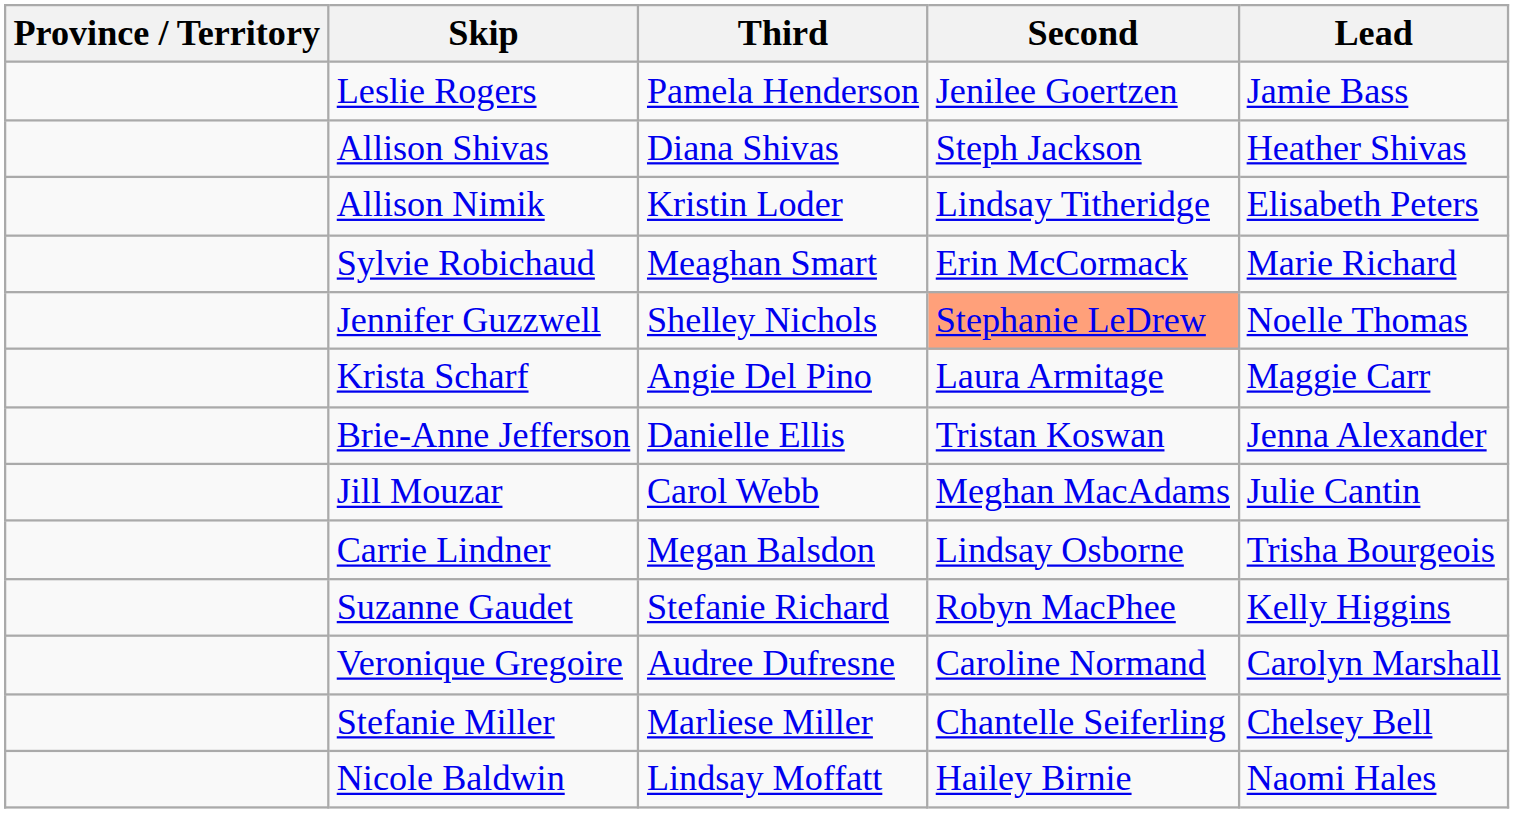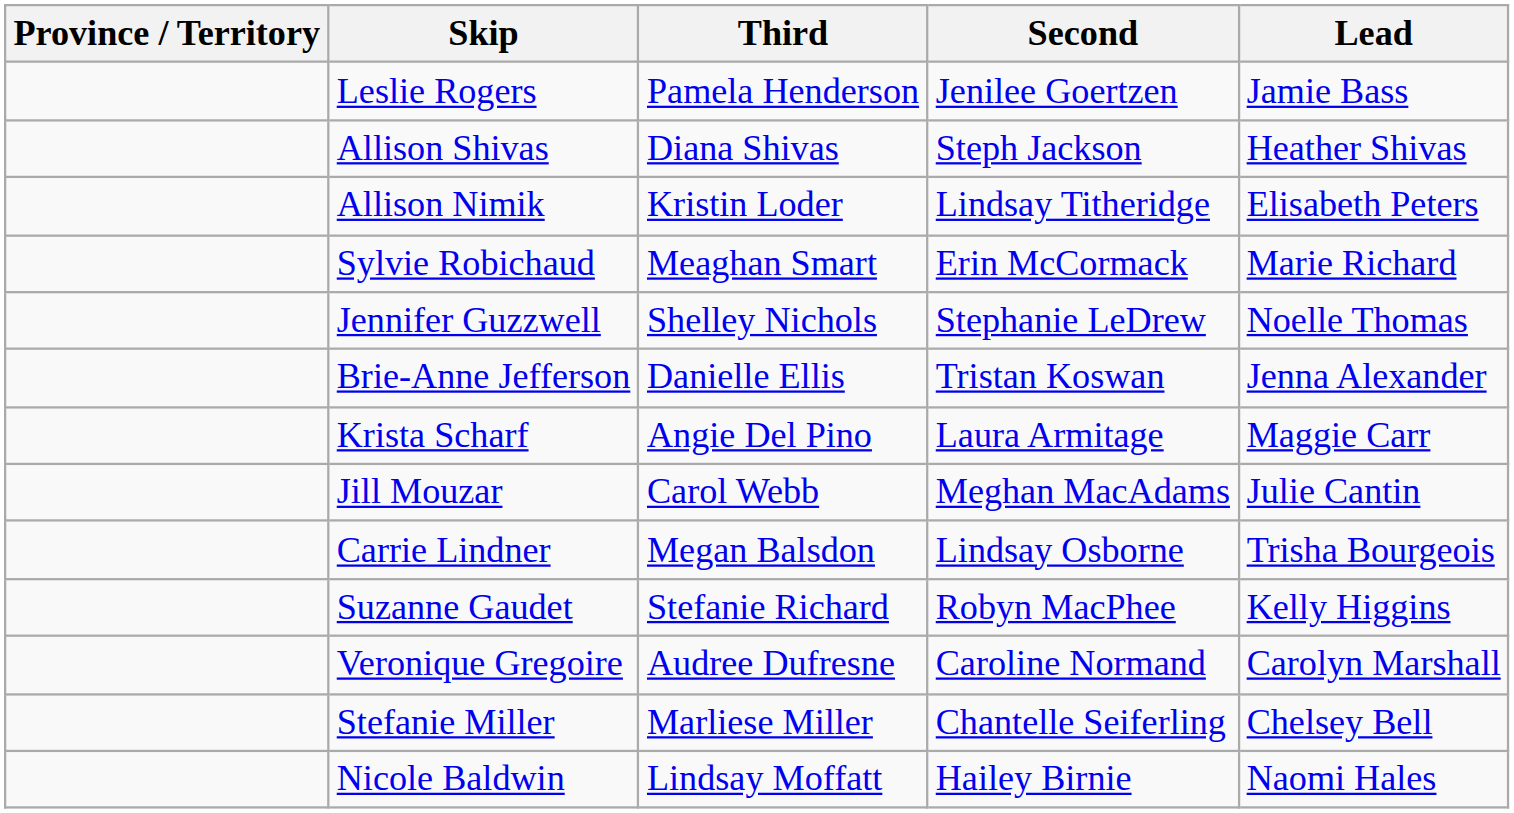(1071, 319) lightsalmon background -> (1071, 319) no background
rows swapped: (433, 377) <-> (484, 434)
